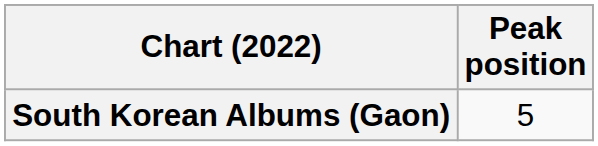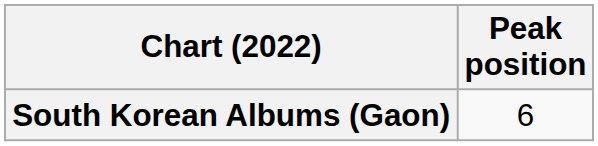(526, 114) 5 -> (526, 114) 6
